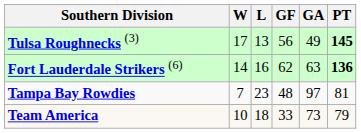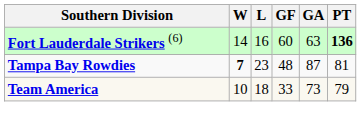- row: (73, 41)
(286, 68) 62 -> (286, 41) 60
(240, 93) normal -> (240, 66) bold
(313, 93) 97 -> (313, 66) 87
